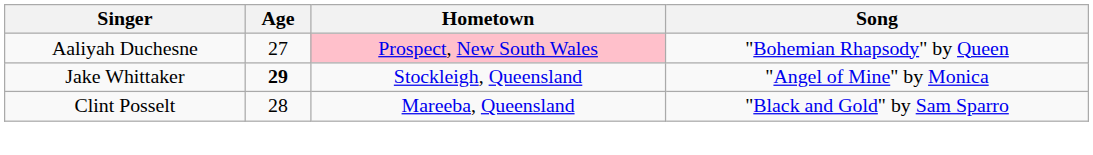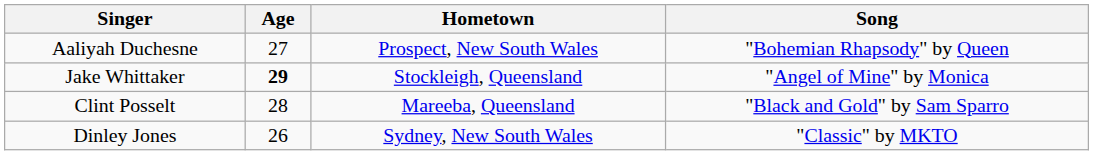(488, 47) pink background -> (488, 47) no background
+ row: (125, 134)
